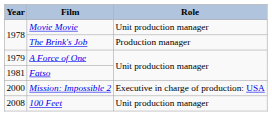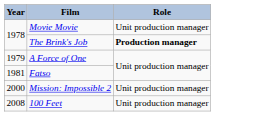(153, 42) normal -> (156, 42) bold
(190, 88) Executive in charge of production: USA -> (162, 88) Unit production manager
